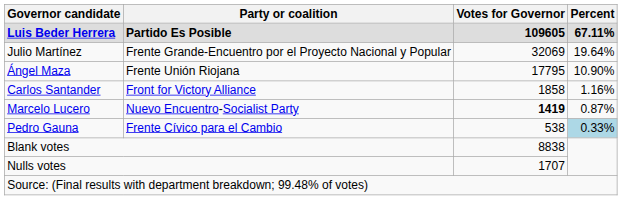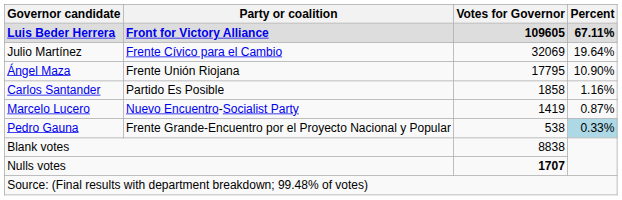(179, 33) Partido Es Posible -> (197, 33) Front for Victory Alliance
(288, 52) Frente Grande-Encuentro por el Proyecto Nacional y Popular -> (204, 52) Frente Cívico para el Cambio
(191, 90) Front for Victory Alliance -> (175, 90) Partido Es Posible
(552, 109) bold -> (552, 109) normal
(204, 128) Frente Cívico para el Cambio -> (288, 128) Frente Grande-Encuentro por el Proyecto Nacional y Popular
(552, 166) normal -> (552, 166) bold
